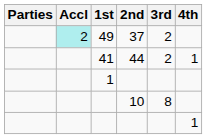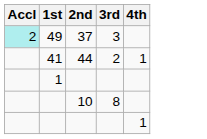- column: (30, 15)
(168, 36) 2 -> (116, 36) 3
